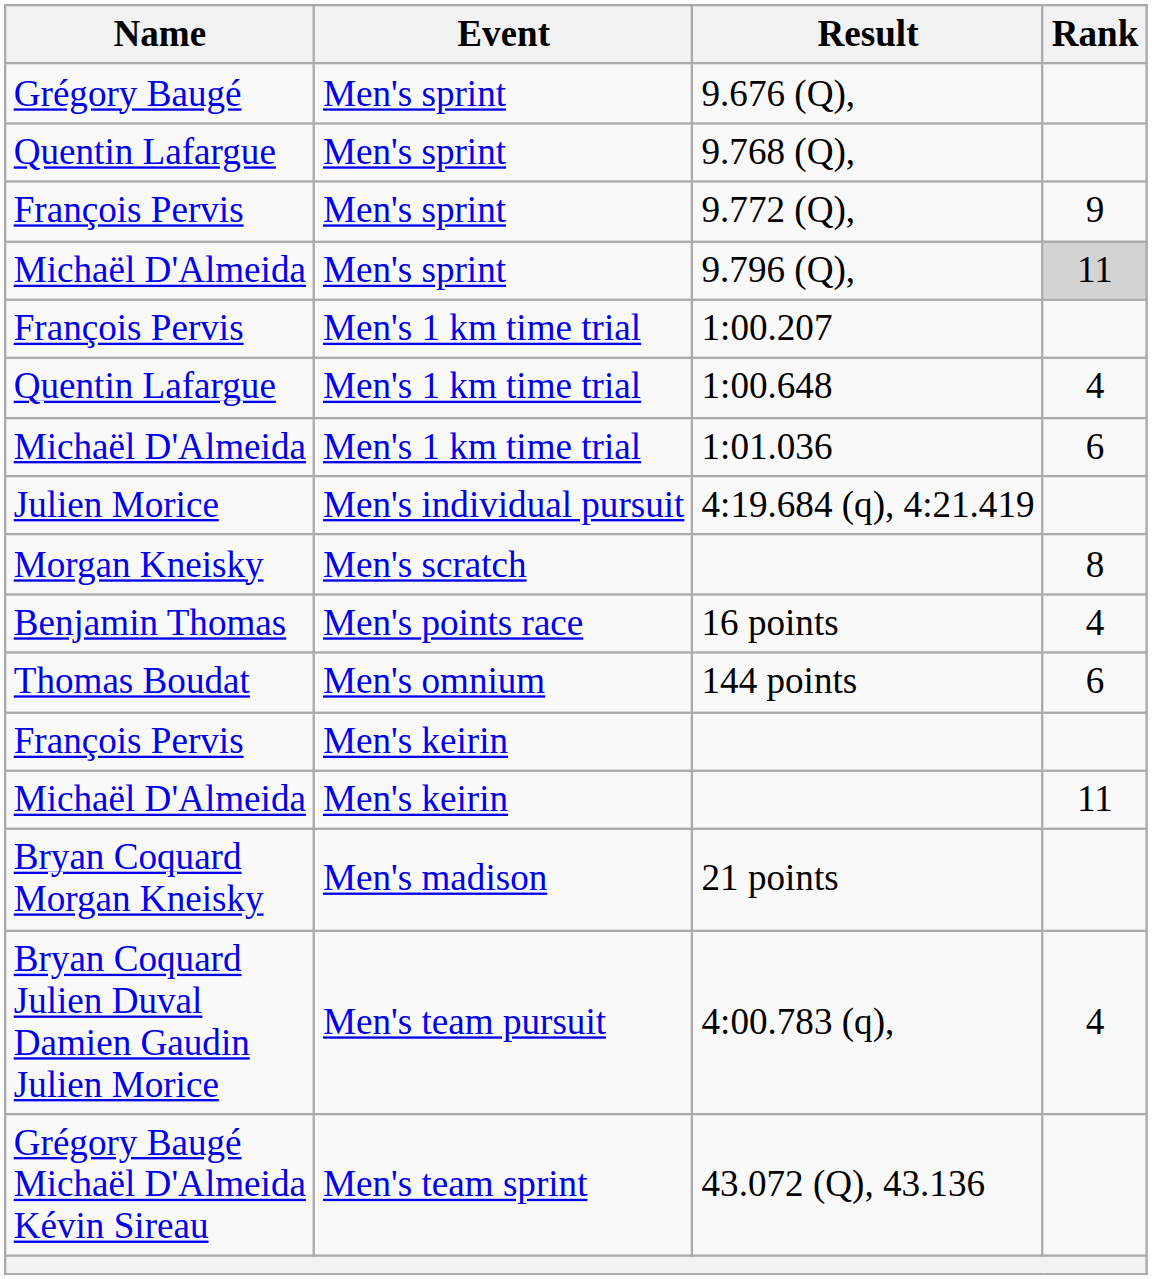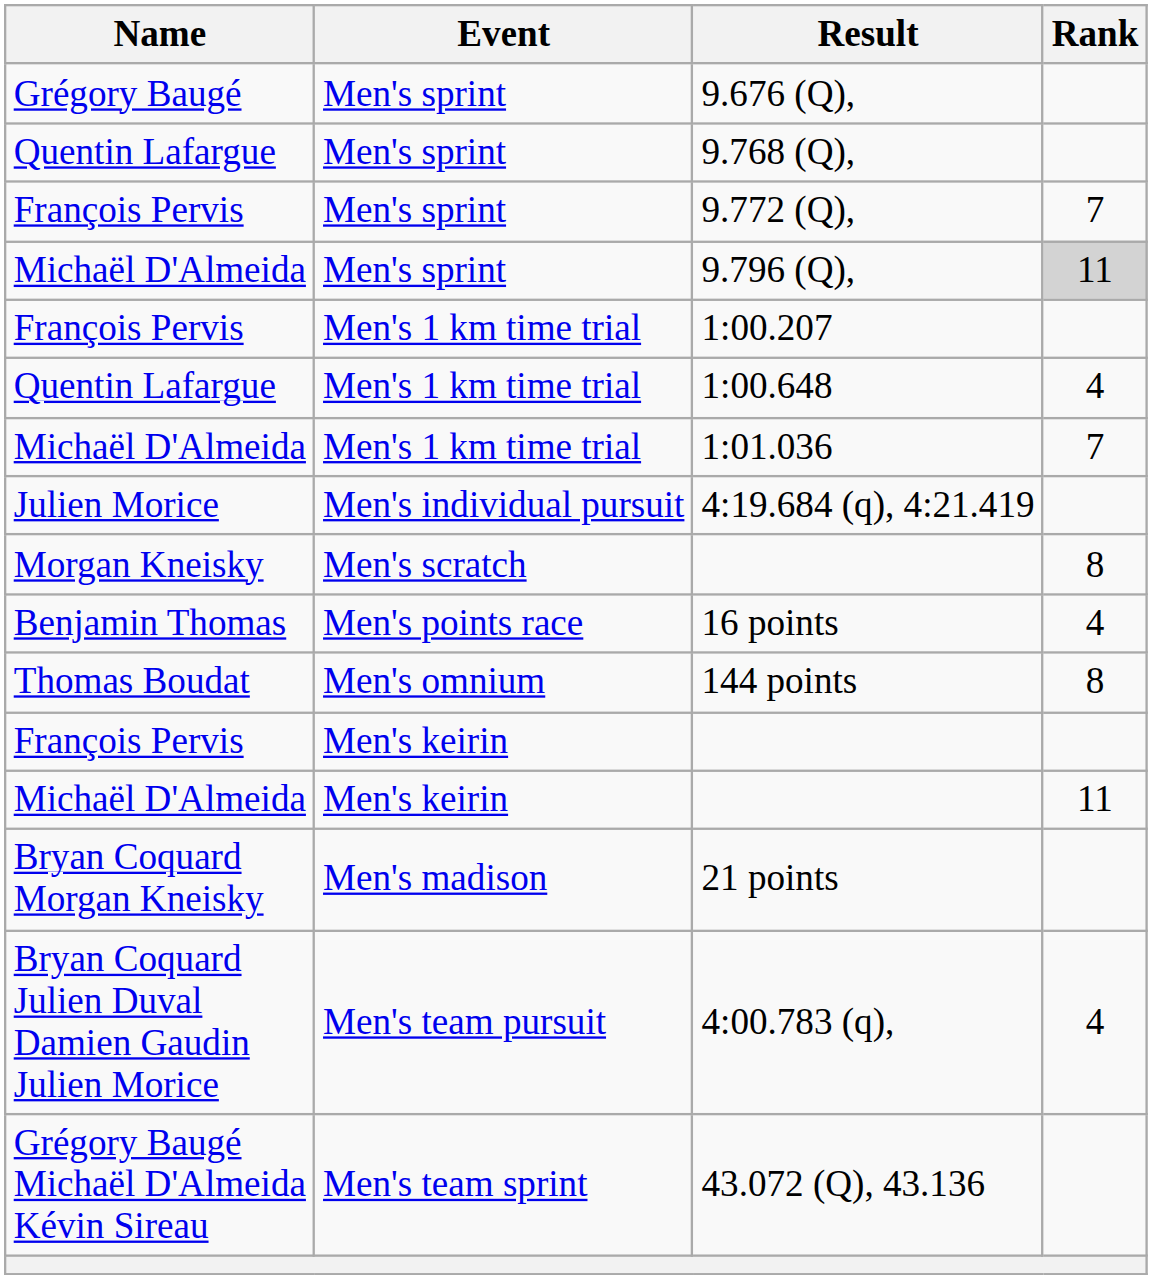(1095, 210) 9 -> (1095, 210) 7
(1095, 446) 6 -> (1095, 446) 7
(1095, 681) 6 -> (1095, 681) 8
